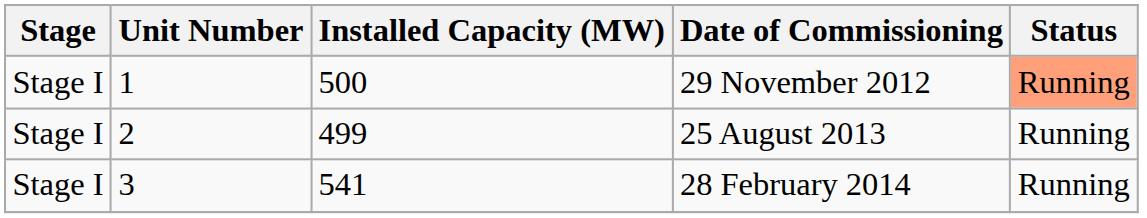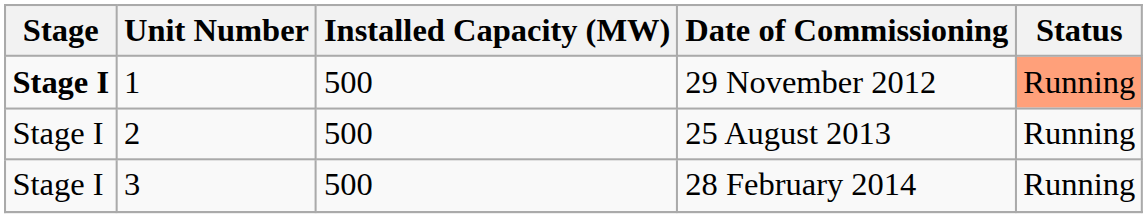(58, 81) normal -> (61, 81) bold
(343, 133) 499 -> (348, 133) 500
(343, 184) 541 -> (348, 184) 500
